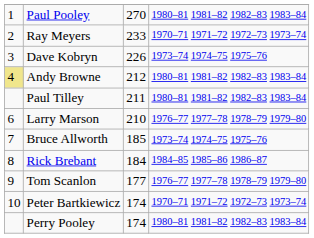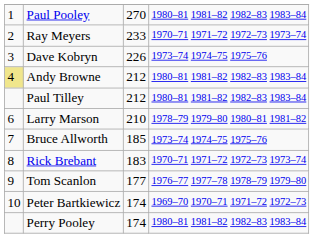(136, 98) 211 -> (136, 98) 212
(229, 118) 1976–77 1977–78 1978–79 1979–80 -> (229, 118) 1978–79 1979–80 1980–81 1981–82
(136, 160) 184 -> (136, 160) 183
(209, 160) 1984–85 1985–86 1986–87 -> (229, 160) 1970–71 1971–72 1972–73 1973–74
(229, 202) 1970–71 1971–72 1972–73 1973–74 -> (229, 202) 1969–70 1970–71 1971–72 1972–73
